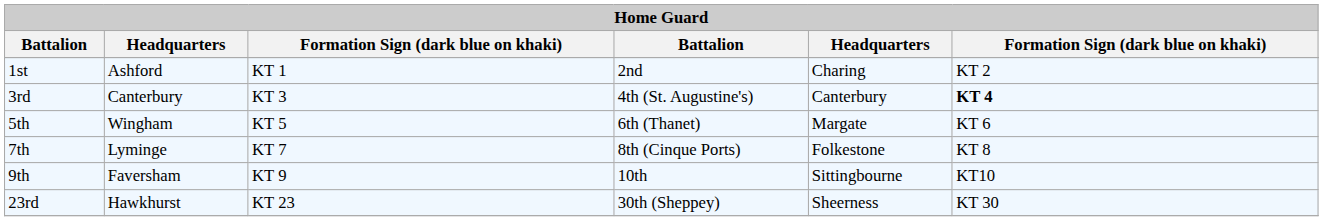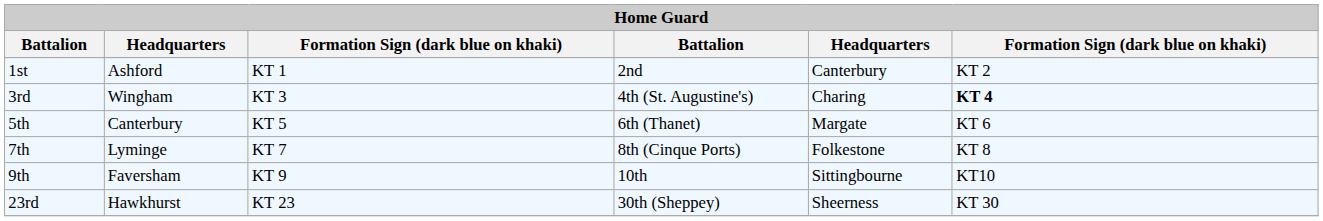(839, 70) Charing -> (849, 70) Canterbury
(145, 96) Canterbury -> (140, 96) Wingham
(849, 96) Canterbury -> (839, 96) Charing
(140, 123) Wingham -> (145, 123) Canterbury
